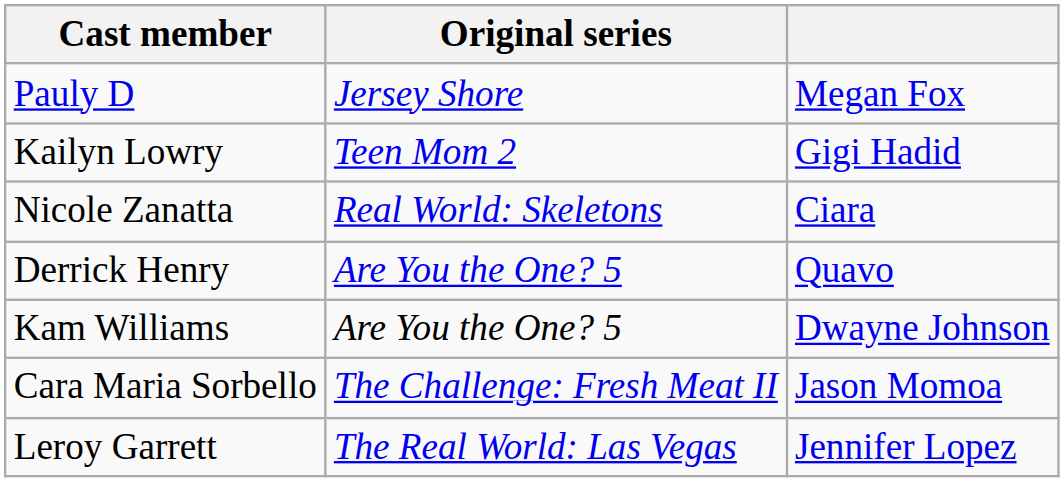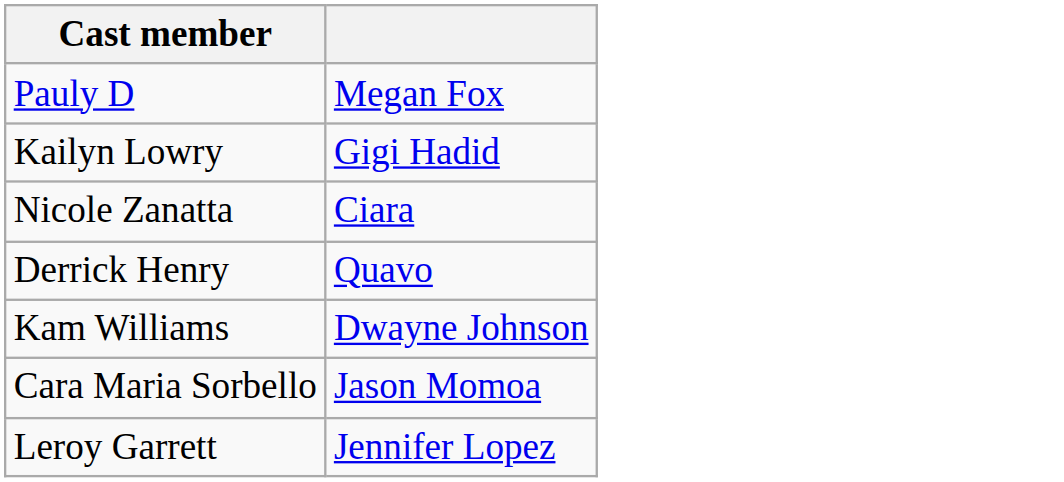- column: (556, 33)
